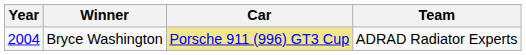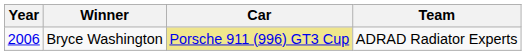(24, 38) 2004 -> (24, 38) 2006
